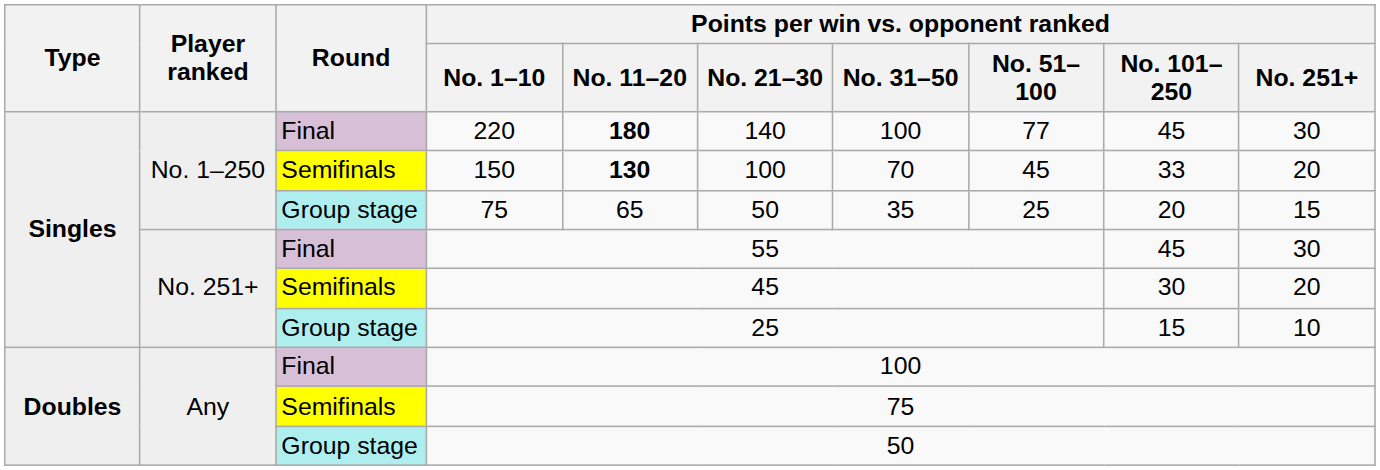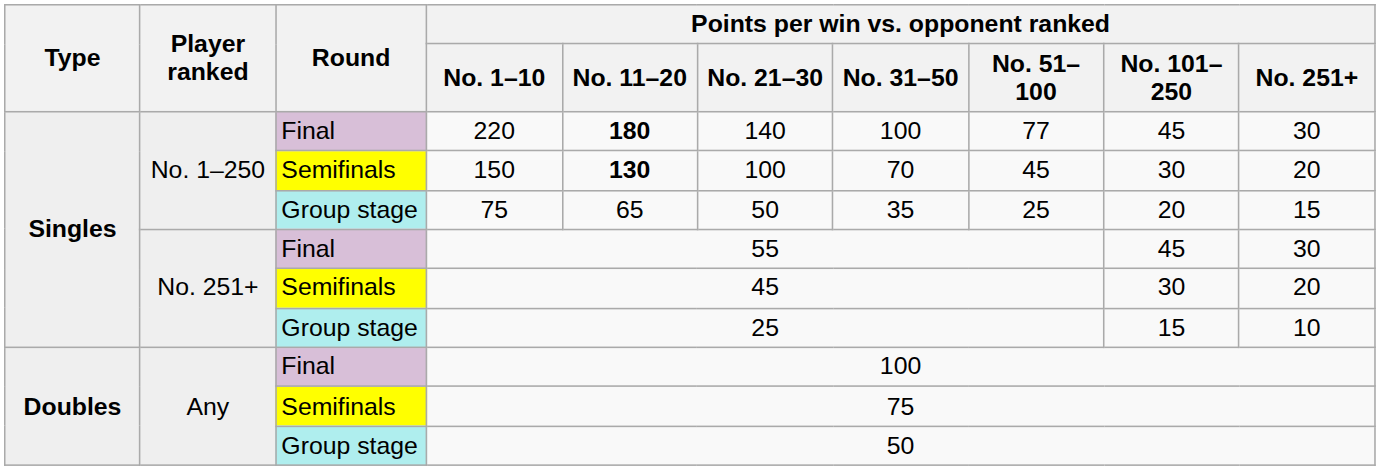(1171, 170) 33 -> (1171, 170) 30
